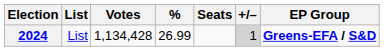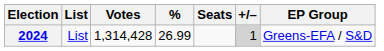(123, 35) 1,134,428 -> (123, 35) 1,314,428
(320, 35) bold -> (318, 35) normal
